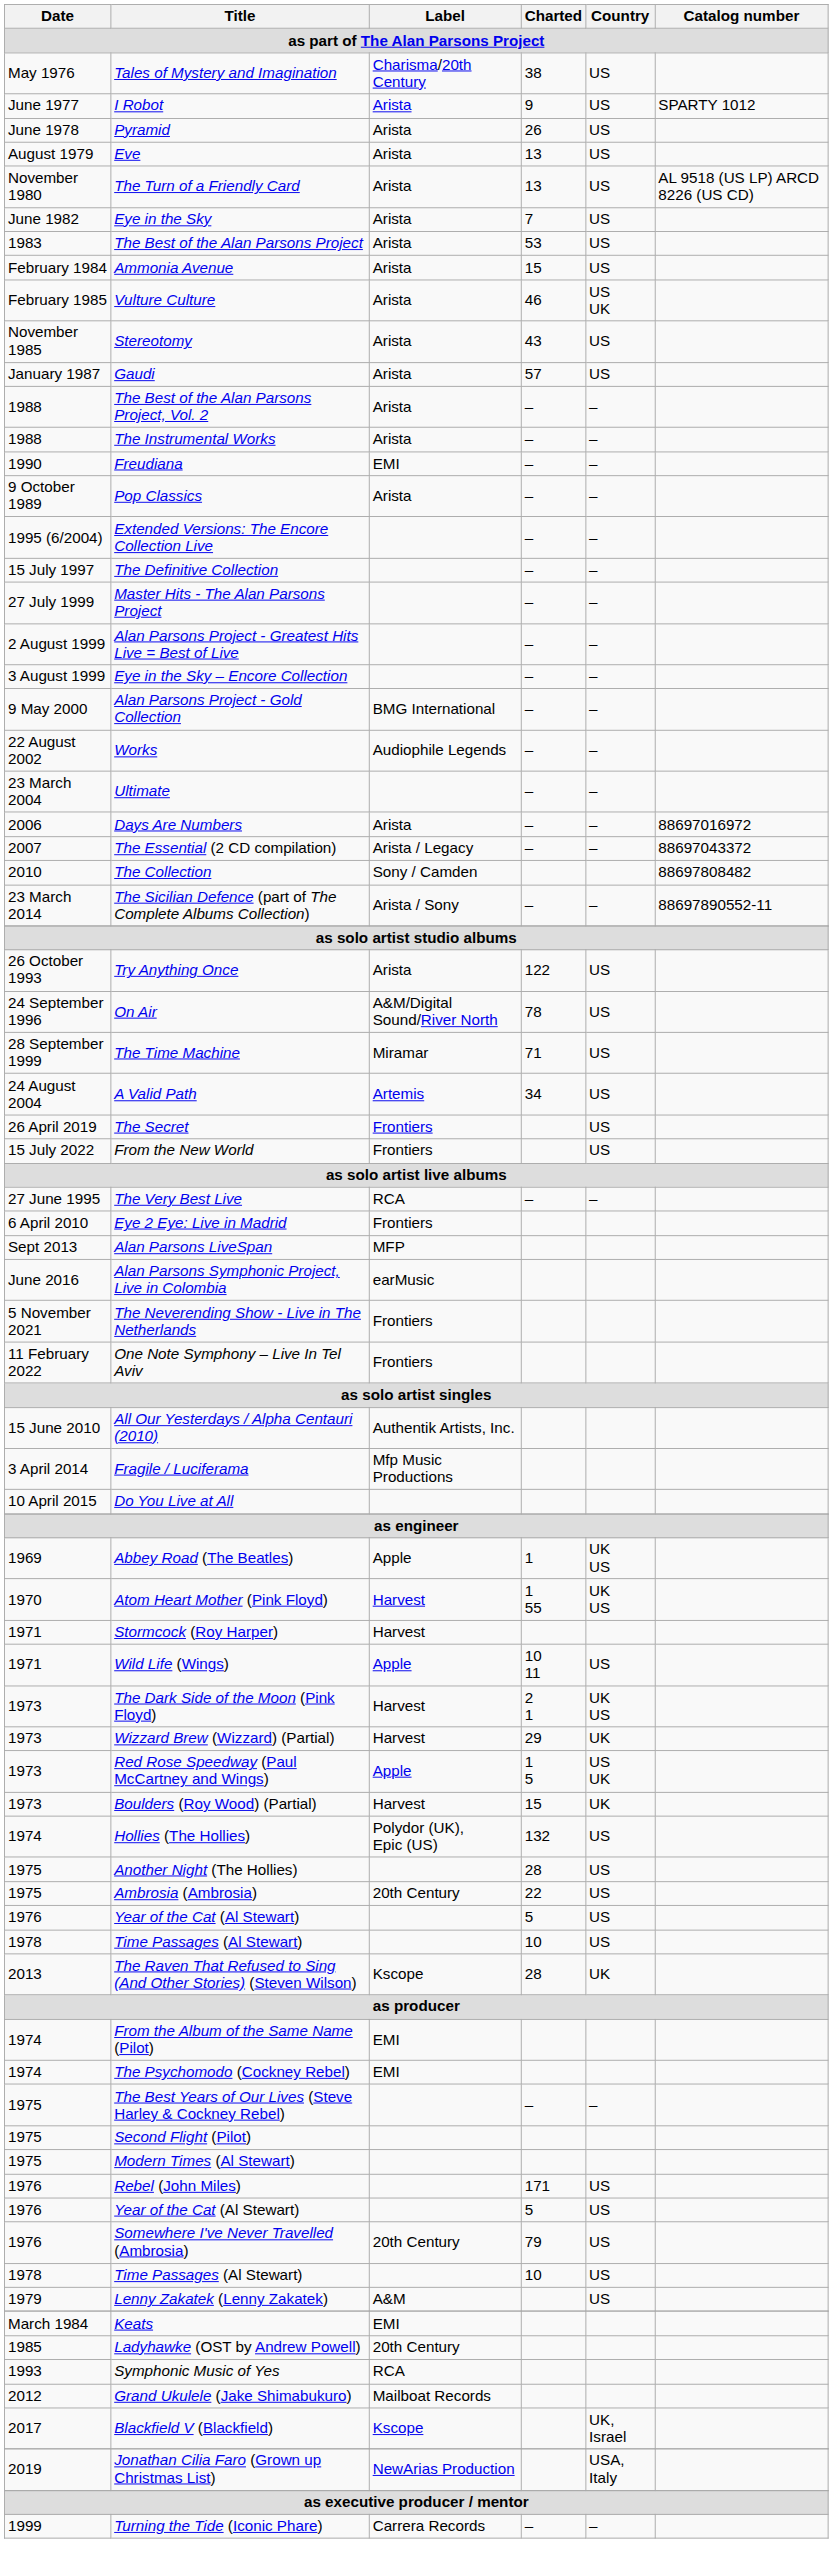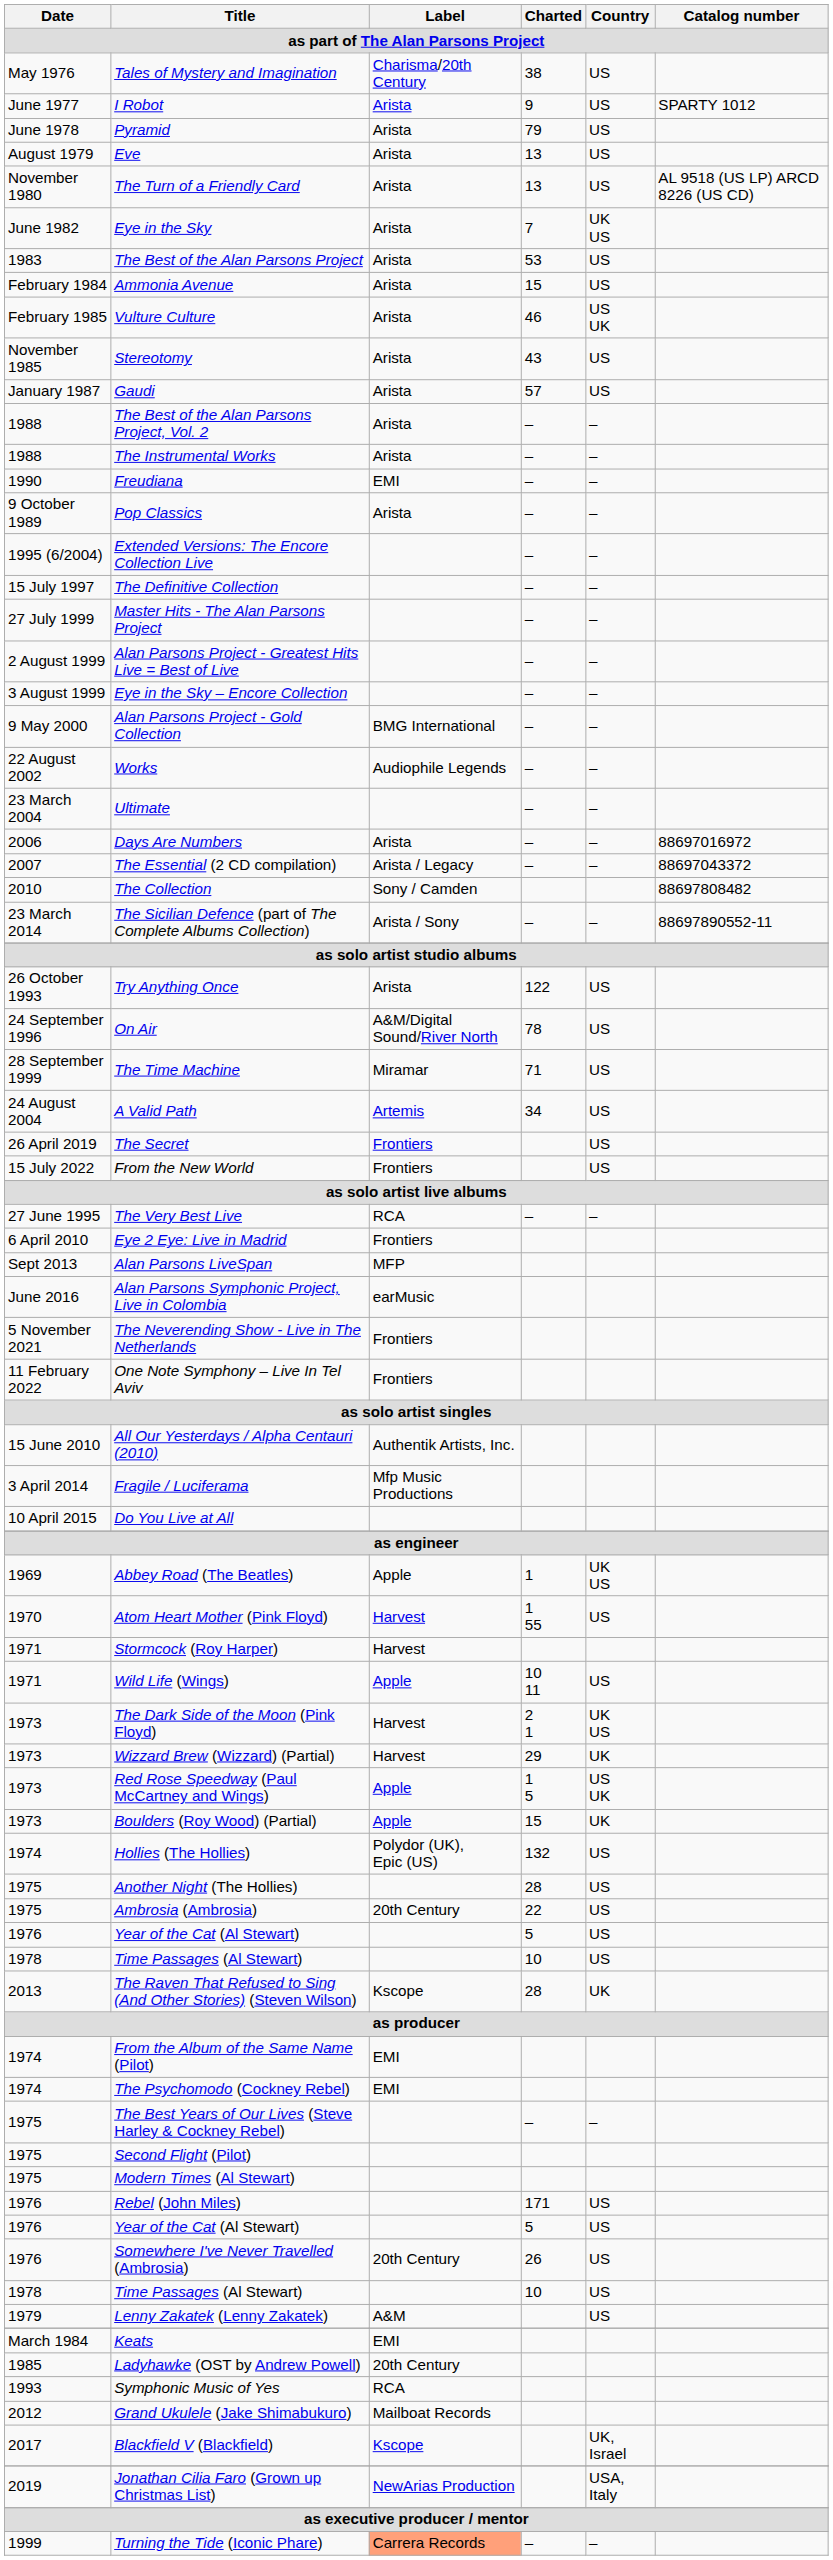(533, 130) 26 -> (533, 130) 79
(600, 219) US -> (600, 228) UK US
(600, 1599) UK US -> (600, 1616) US
(399, 1804) Harvest -> (392, 1821) Apple
(533, 2242) 79 -> (533, 2259) 26
(429, 2526) no background -> (429, 2543) lightsalmon background
